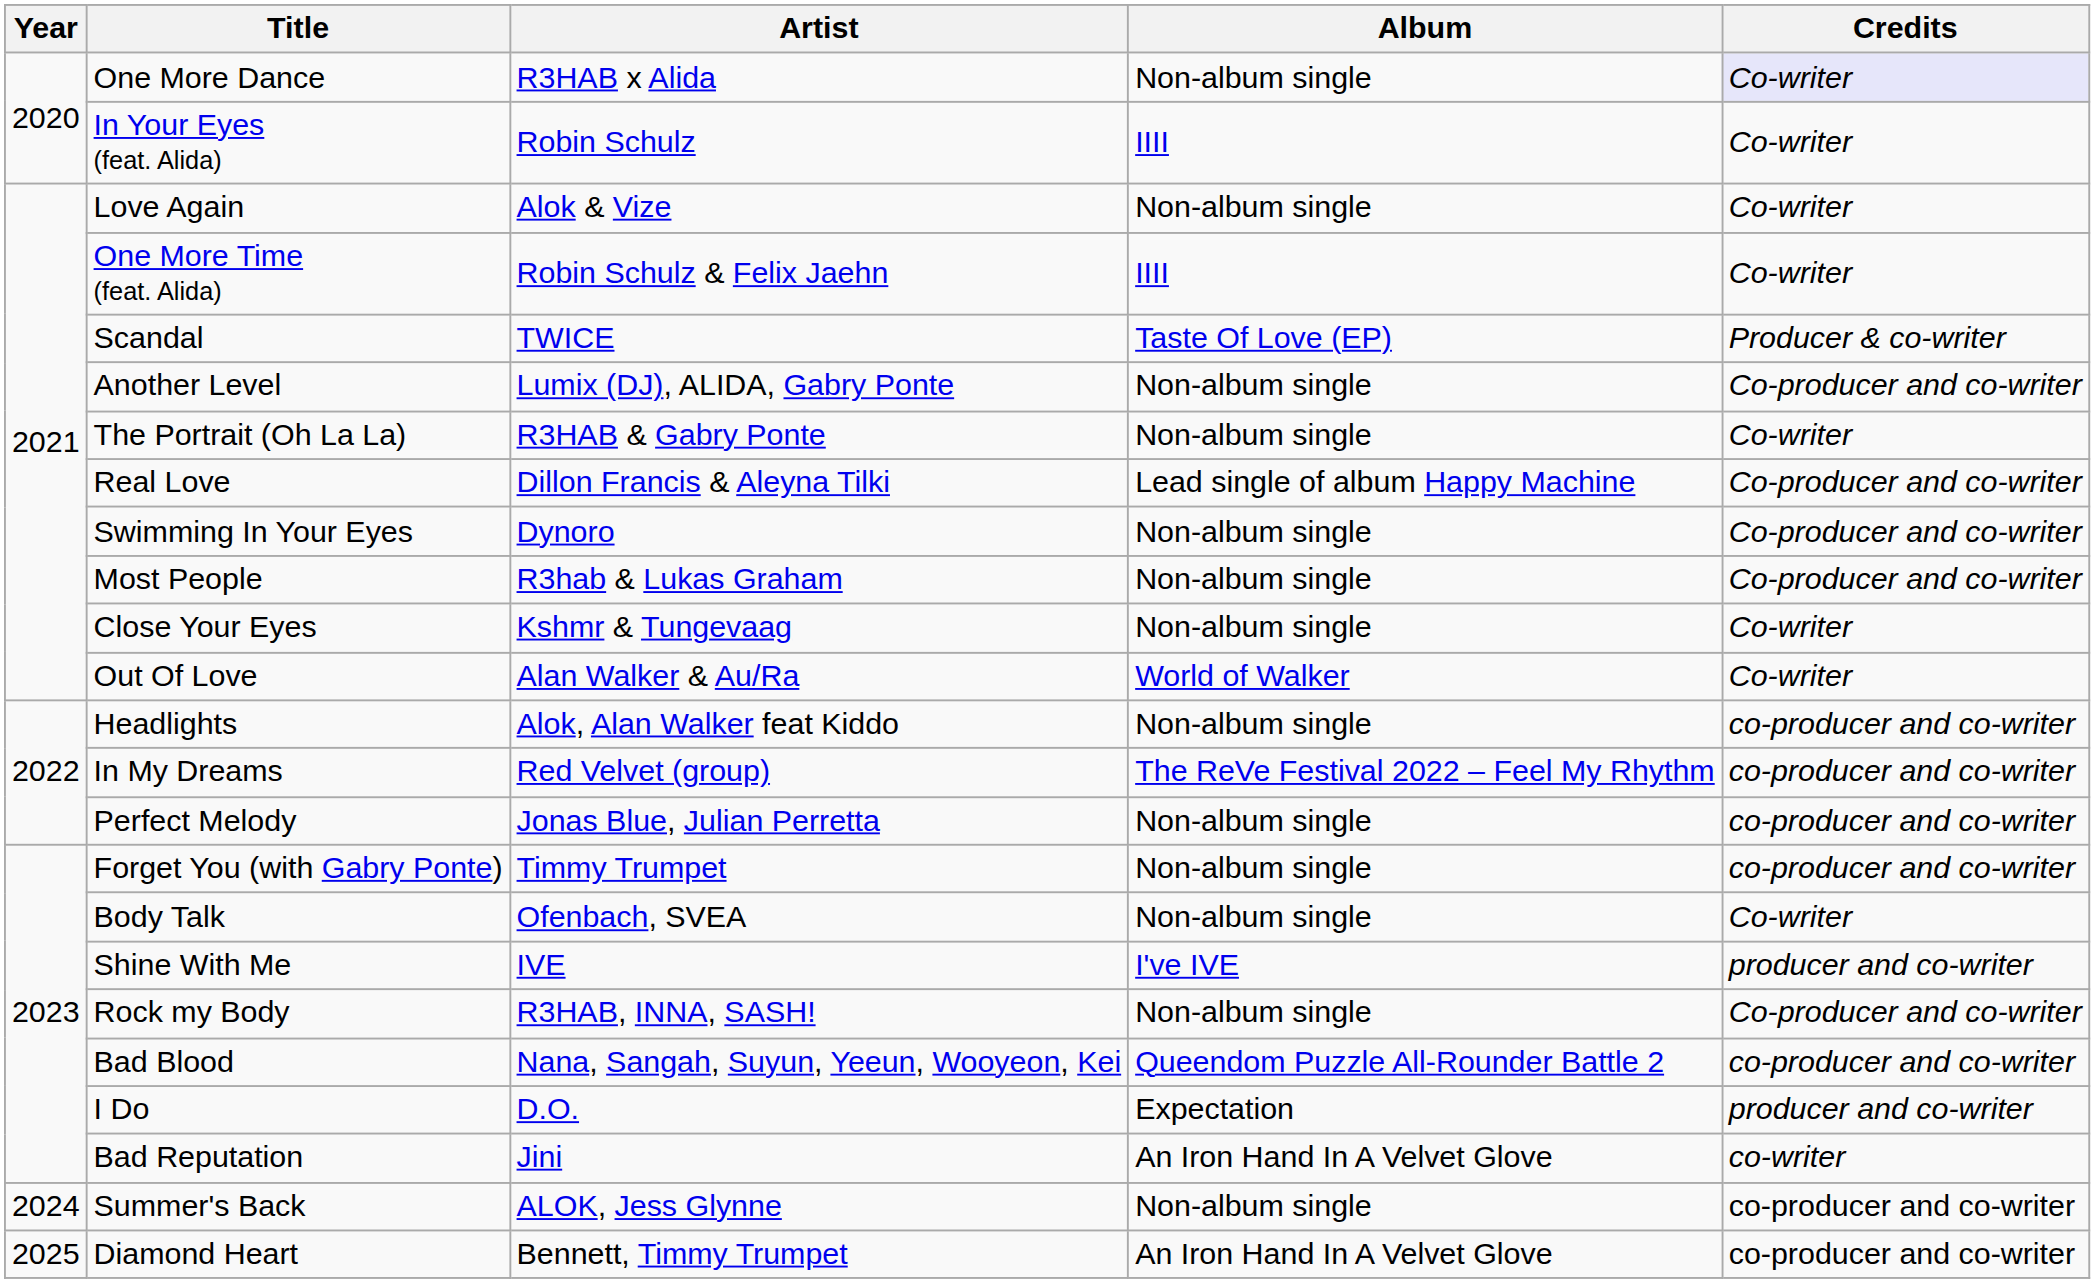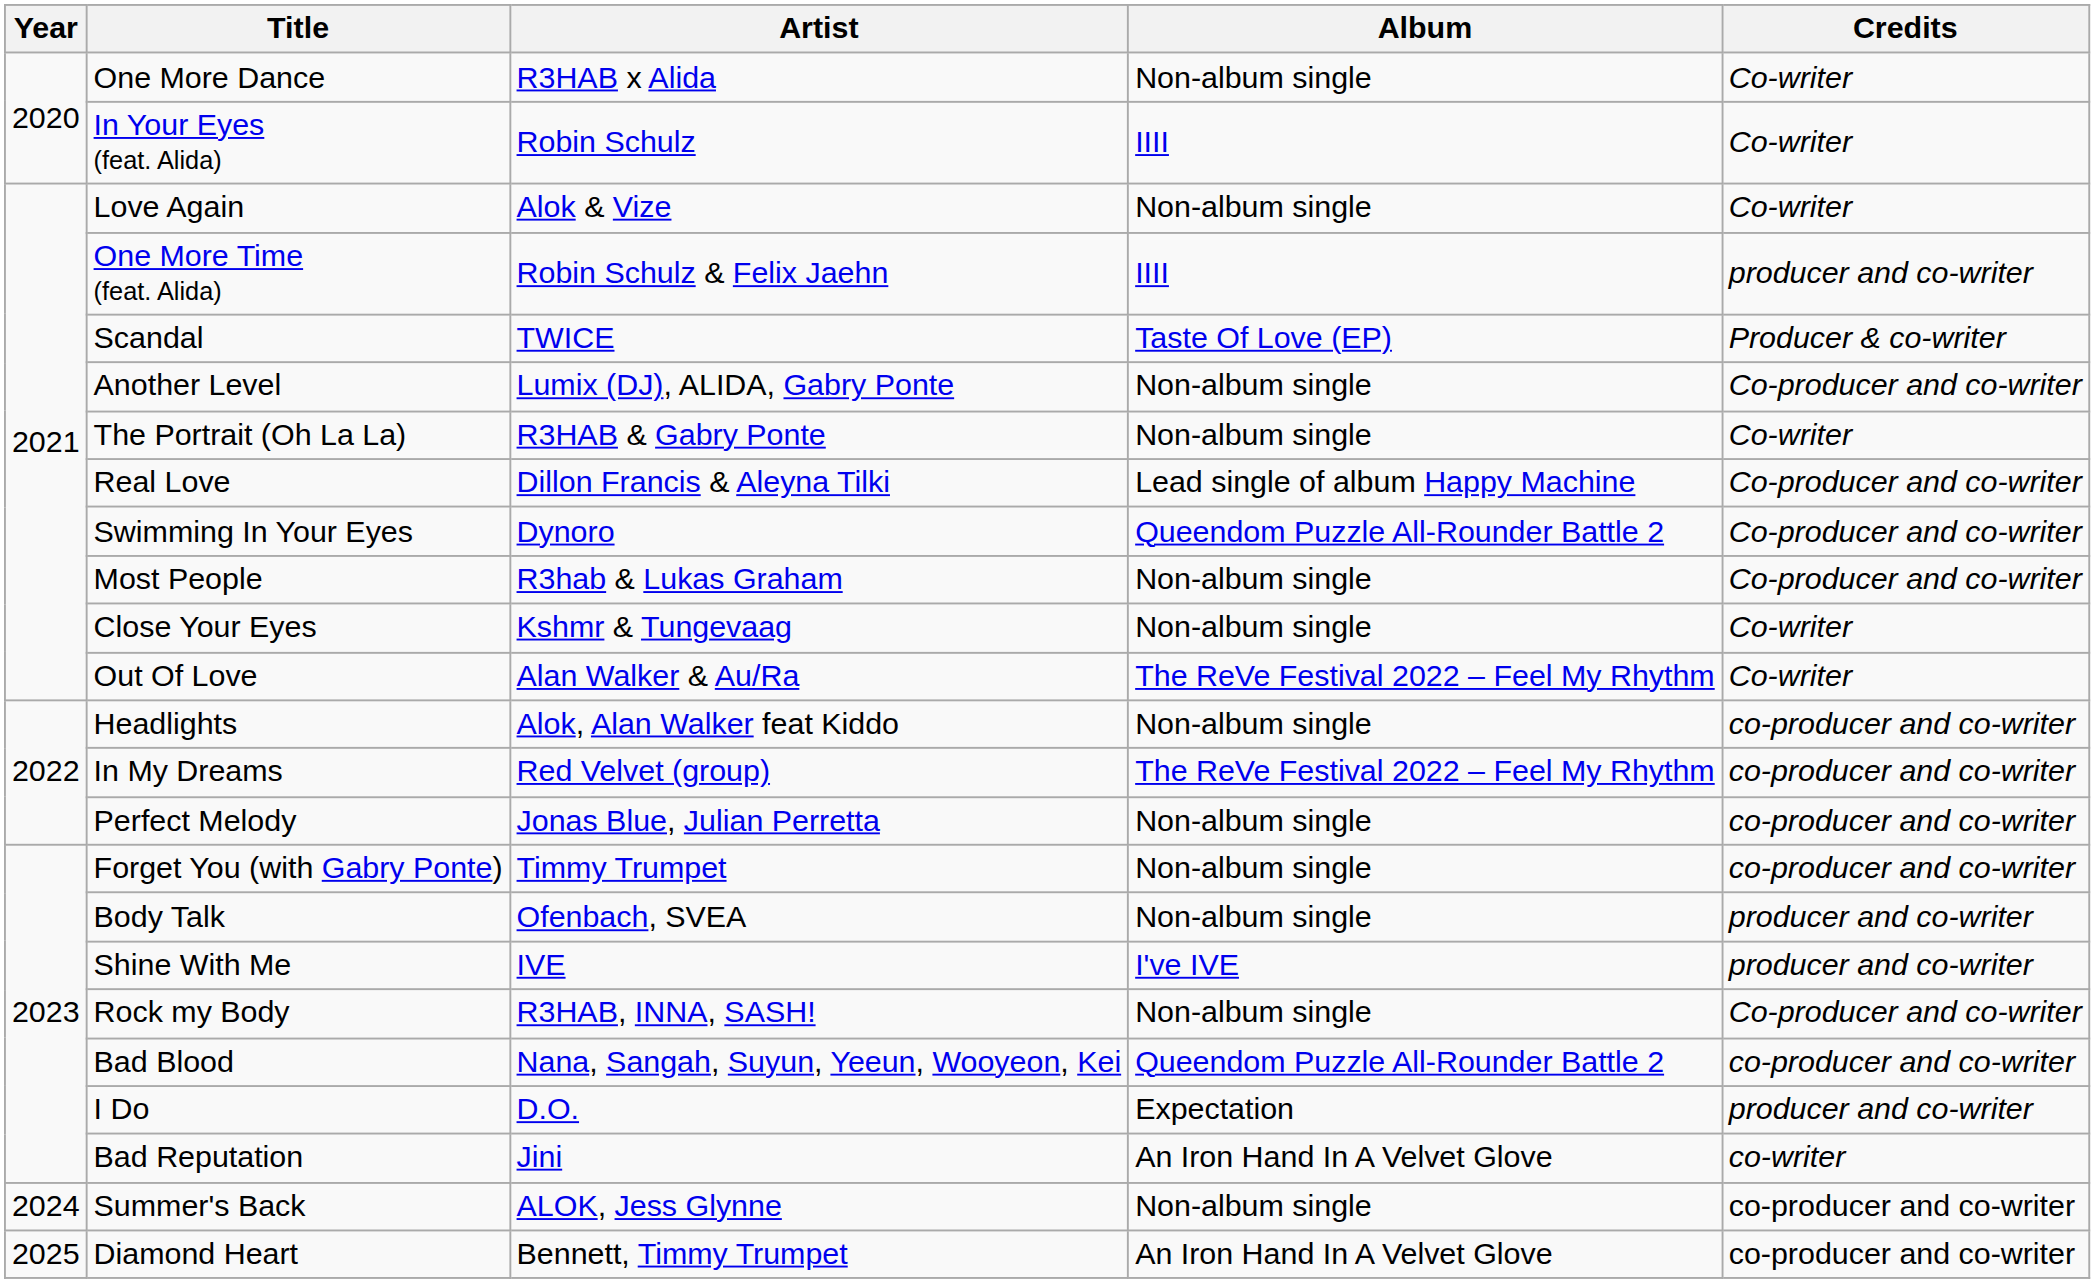(1790, 76) lavender background -> (1790, 76) no background
(1790, 272) Co-writer -> (1881, 272) producer and co-writer
(1253, 530) Non-album single -> (1400, 530) Queendom Puzzle All-Rounder Battle 2
(1242, 675) World of Walker -> (1425, 675) The ReVe Festival 2022 – Feel My Rhythm
(1790, 916) Co-writer -> (1881, 916) producer and co-writer
